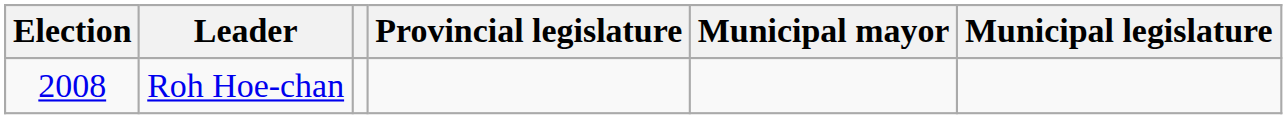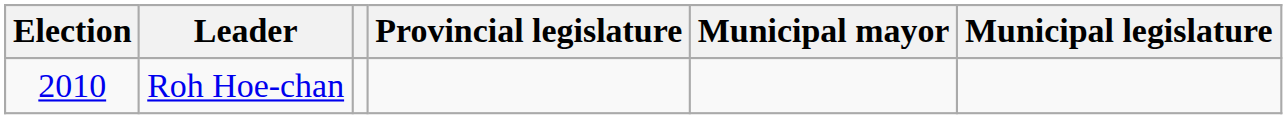(72, 85) 2008 -> (72, 85) 2010
